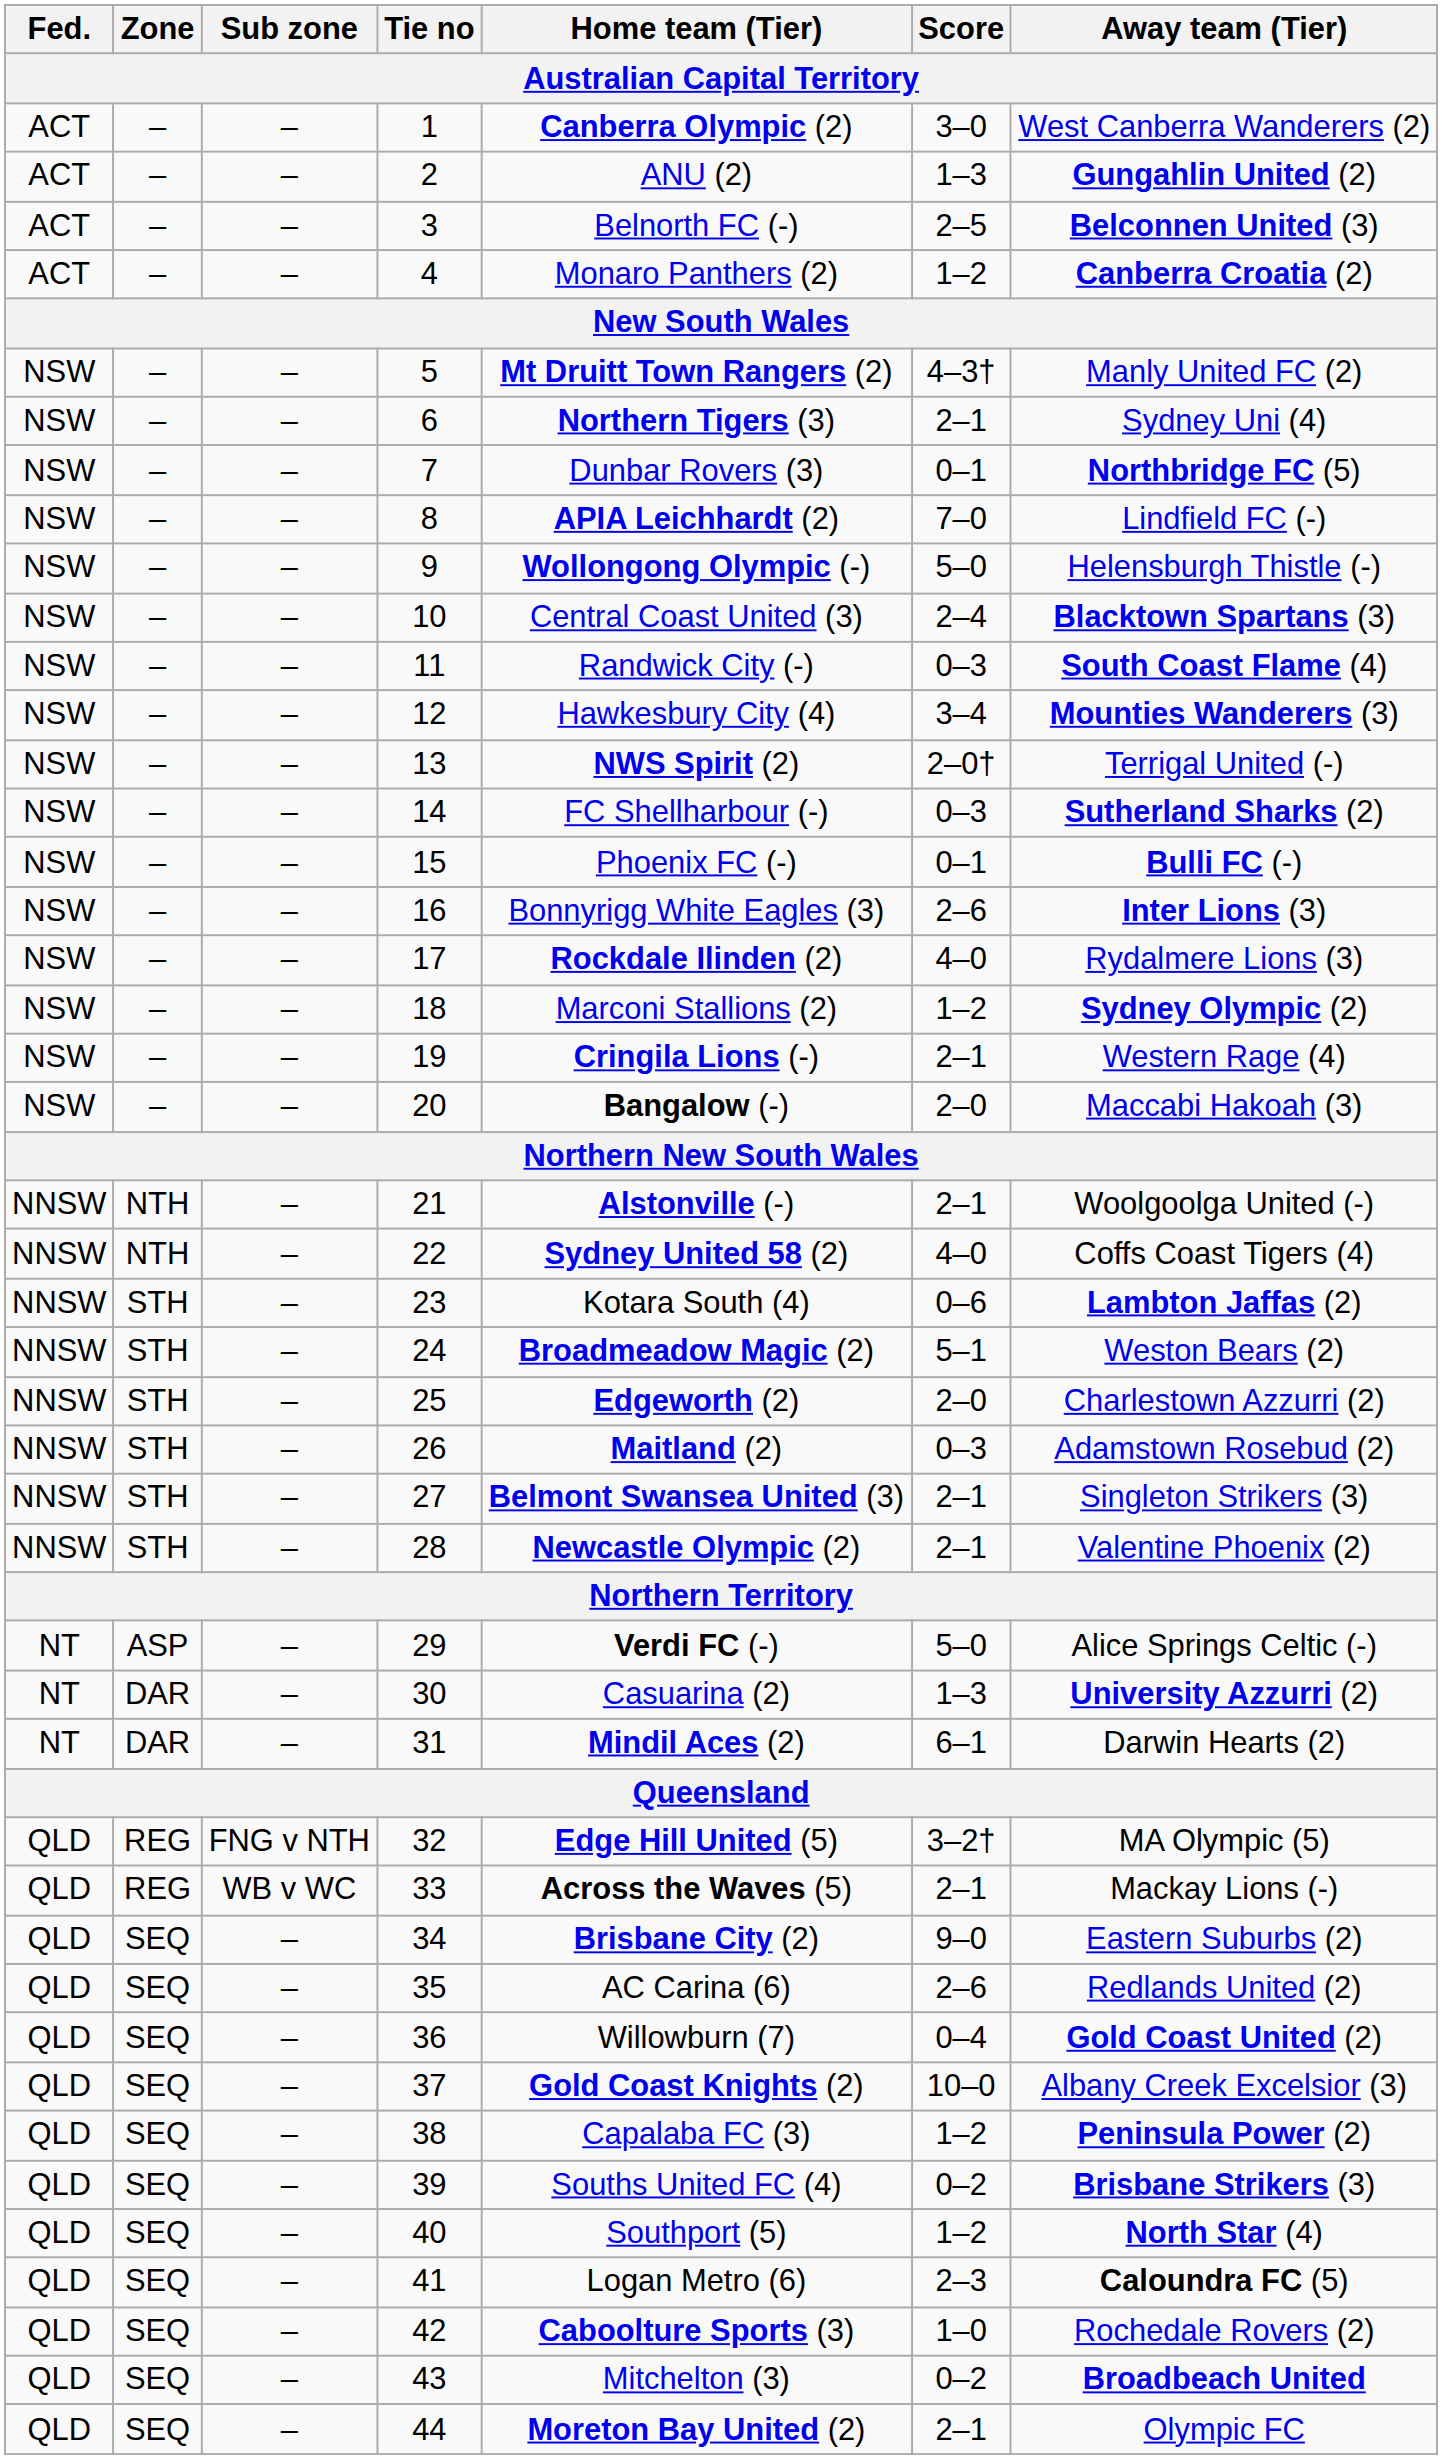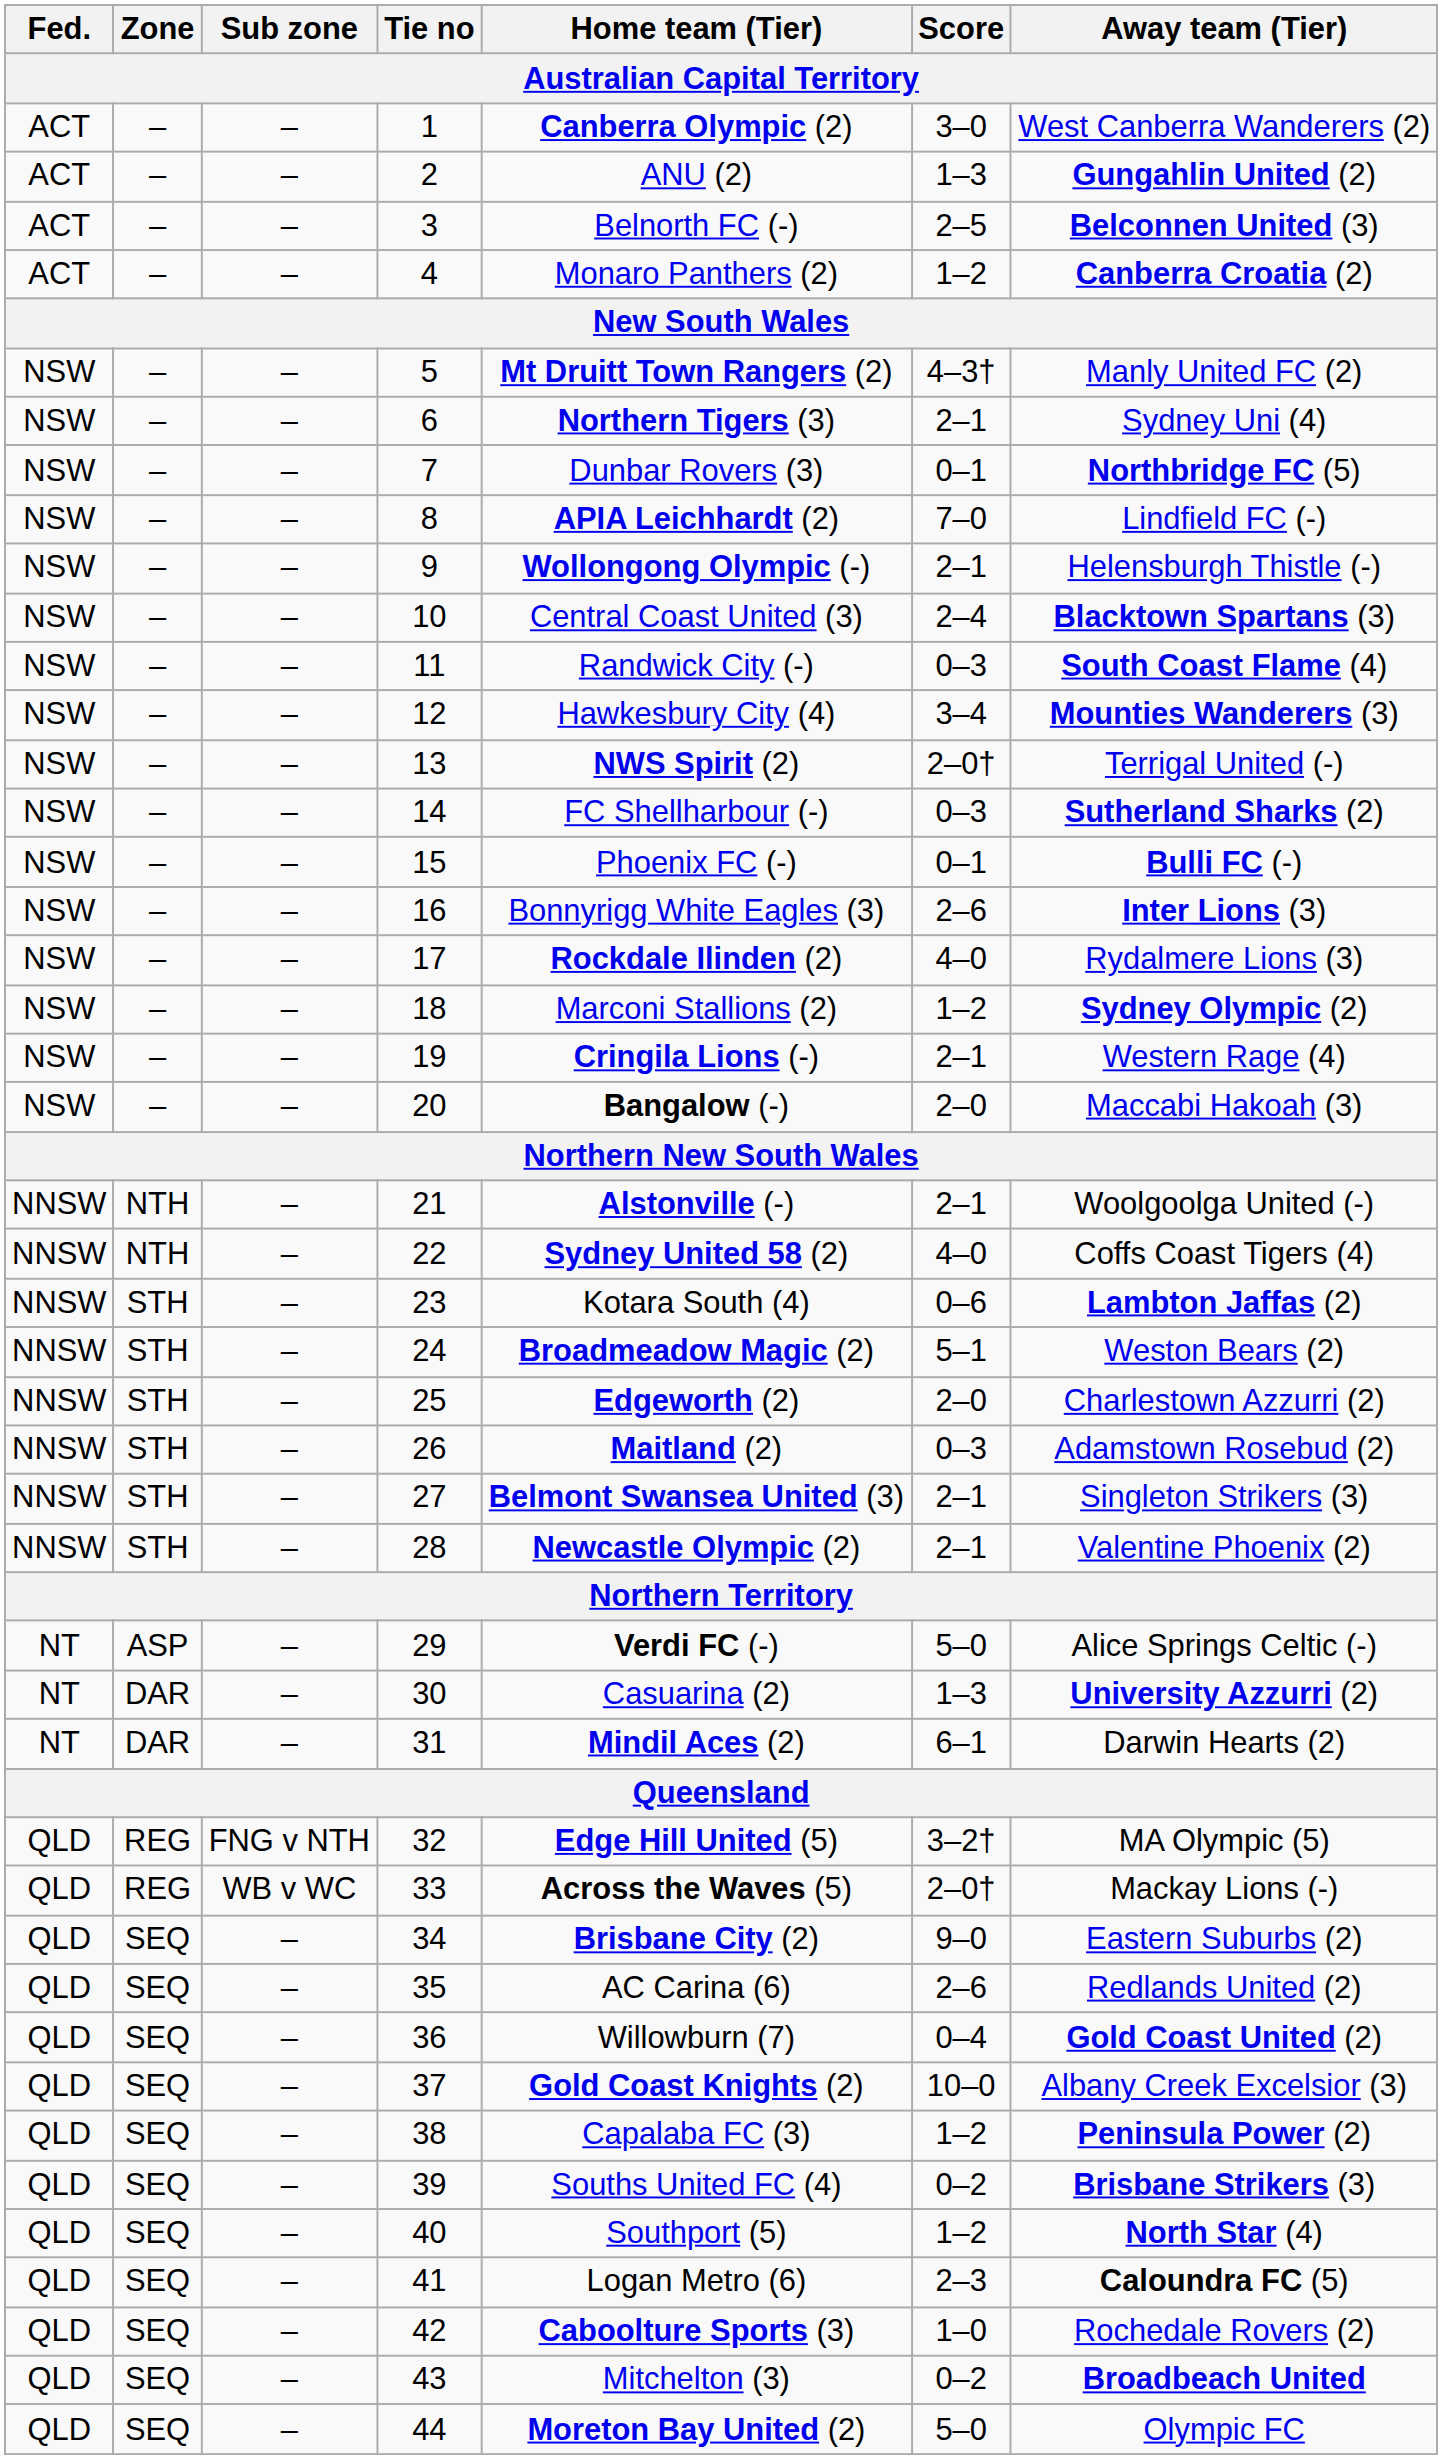(961, 567) 5–0 -> (961, 567) 2–1
(961, 1889) 2–1 -> (961, 1889) 2–0†
(961, 2428) 2–1 -> (961, 2428) 5–0
